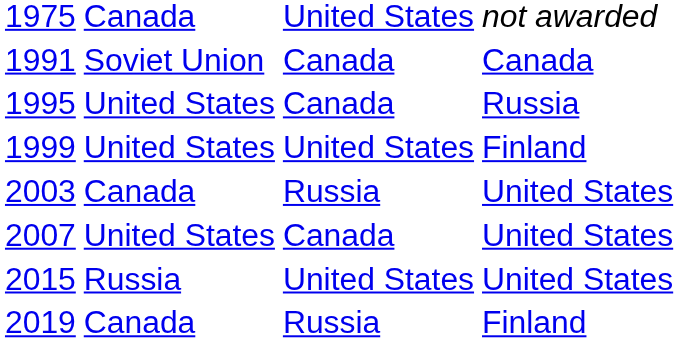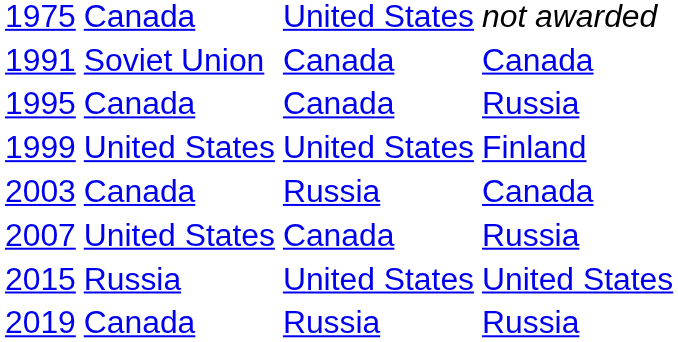(179, 103) United States -> (140, 103) Canada
(578, 191) United States -> (538, 191) Canada
(578, 235) United States -> (531, 235) Russia
(534, 322) Finland -> (531, 322) Russia
